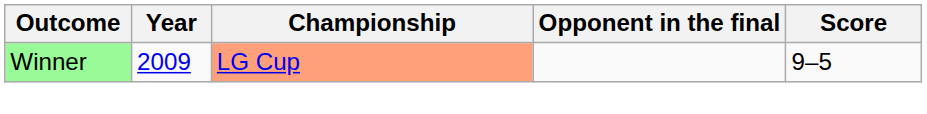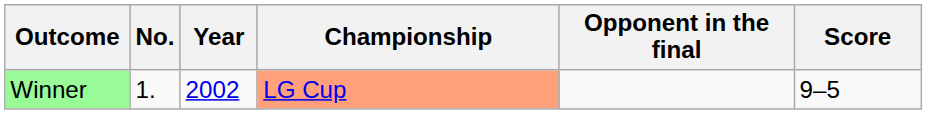+ column: (155, 37)
(164, 61) 2009 -> (212, 89) 2002
